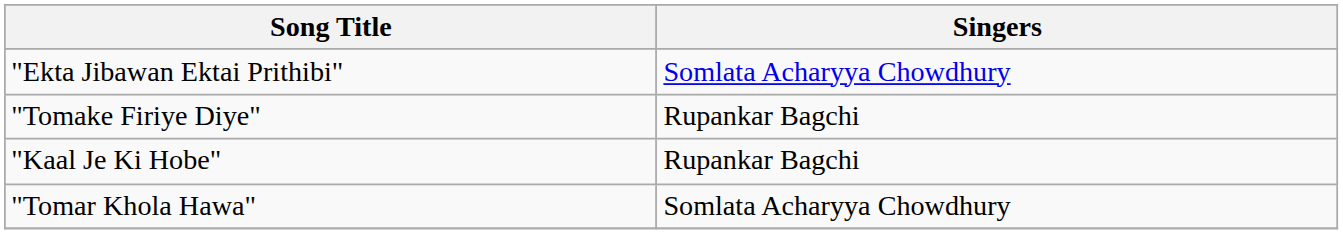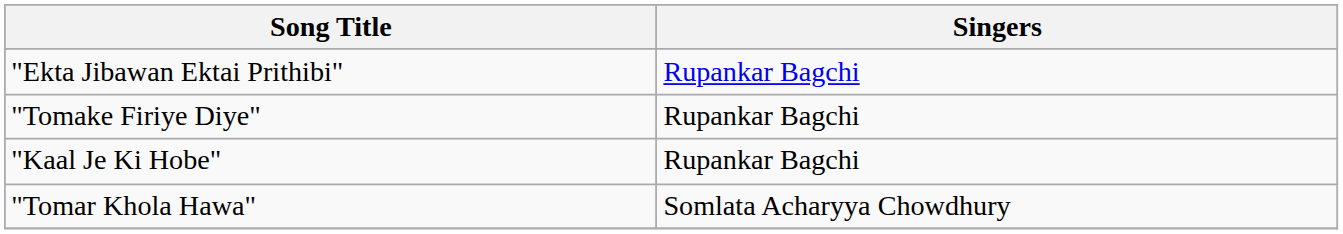(837, 71) Somlata Acharyya Chowdhury -> (762, 71) Rupankar Bagchi
